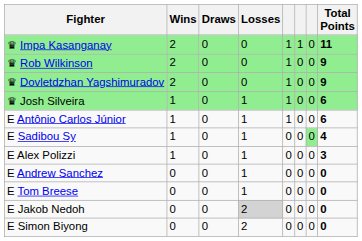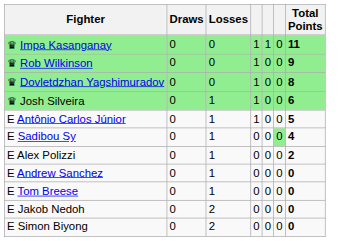- column: (183, 19)
(323, 82) 9 -> (291, 82) 8
(323, 119) 6 -> (291, 119) 5
(323, 155) 3 -> (291, 155) 2
(244, 209) lightgrey background -> (212, 209) no background
